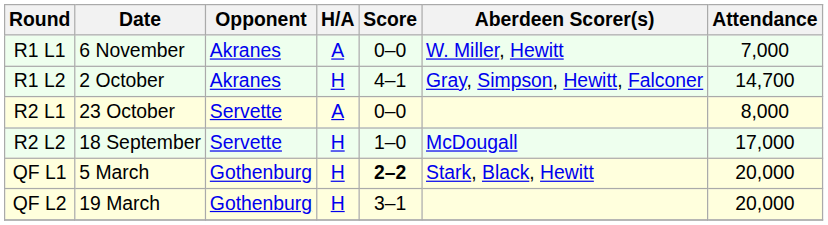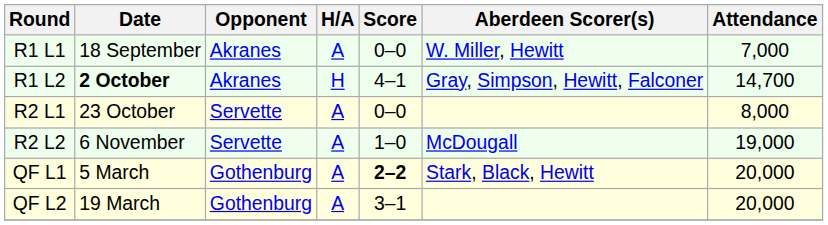(132, 50) 6 November -> (140, 50) 18 September
(122, 81) normal -> (124, 81) bold
(140, 142) 18 September -> (132, 142) 6 November
(338, 142) H -> (338, 142) A
(765, 142) 17,000 -> (765, 142) 19,000
(338, 173) H -> (338, 173) A
(338, 204) H -> (338, 204) A
